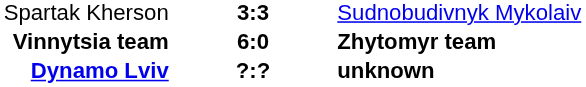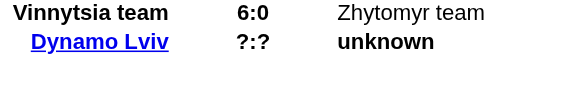- row: (86, 12)
(417, 41) bold -> (411, 12) normal
